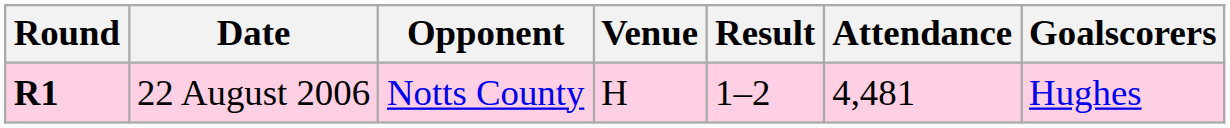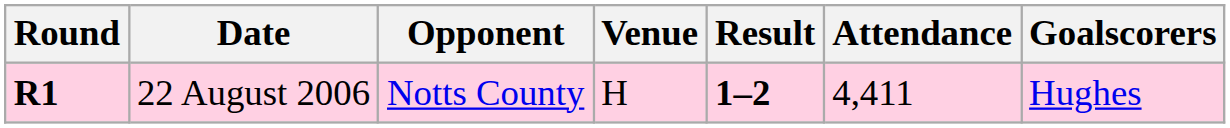(743, 92) normal -> (743, 92) bold
(874, 92) 4,481 -> (873, 92) 4,411
